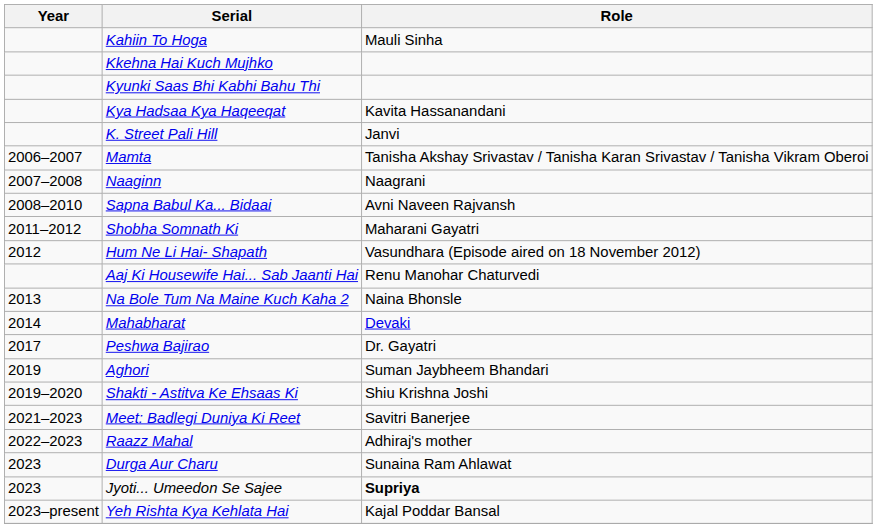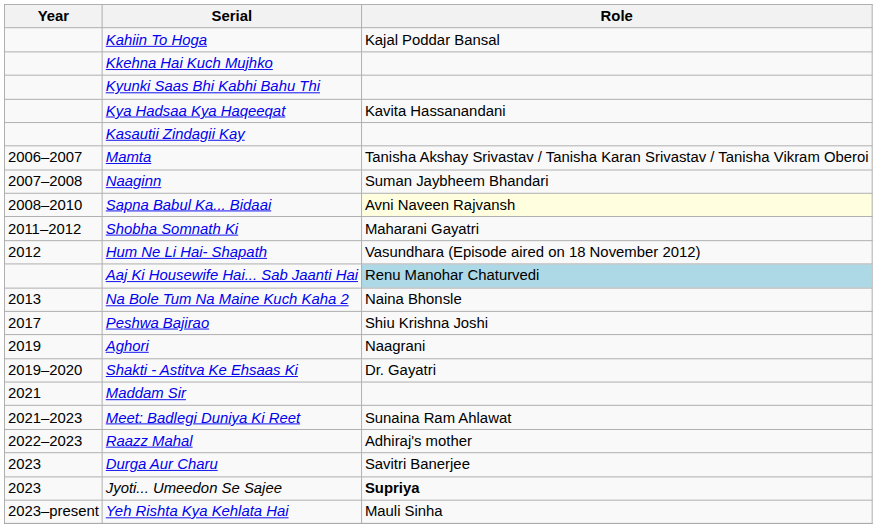(404, 39) Mauli Sinha -> (432, 39) Kajal Poddar Bansal
+ row: (175, 134)
- row: (162, 134)
(395, 181) Naagrani -> (457, 181) Suman Jaybheem Bhandari
(440, 205) no background -> (440, 205) lightyellow background
(452, 275) no background -> (452, 275) lightblue background
- row: (145, 323)
(400, 346) Dr. Gayatri -> (427, 323) Shiu Krishna Joshi
(457, 370) Suman Jaybheem Bhandari -> (395, 346) Naagrani
(427, 393) Shiu Krishna Joshi -> (400, 370) Dr. Gayatri
+ row: (146, 393)
(417, 417) Savitri Banerjee -> (438, 417) Sunaina Ram Ahlawat
(438, 464) Sunaina Ram Ahlawat -> (417, 464) Savitri Banerjee
(432, 511) Kajal Poddar Bansal -> (404, 511) Mauli Sinha
